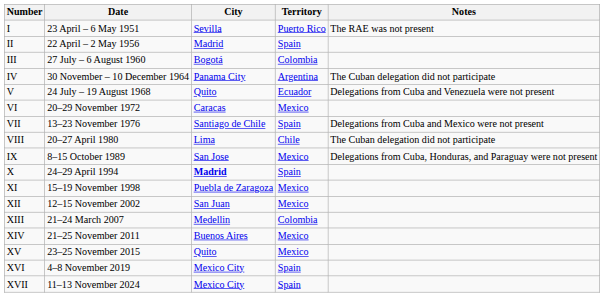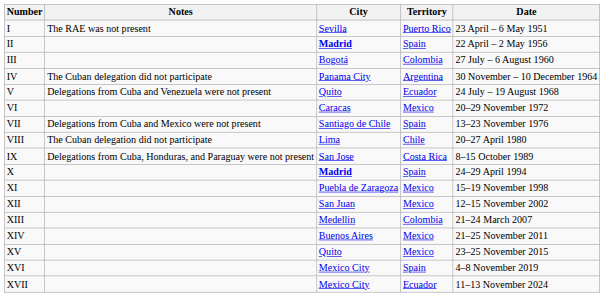columns swapped: (118, 12) <-> (464, 12)
(209, 44) normal -> (335, 44) bold
(293, 156) Mexico -> (425, 156) Costa Rica
(289, 284) Spain -> (420, 284) Ecuador
